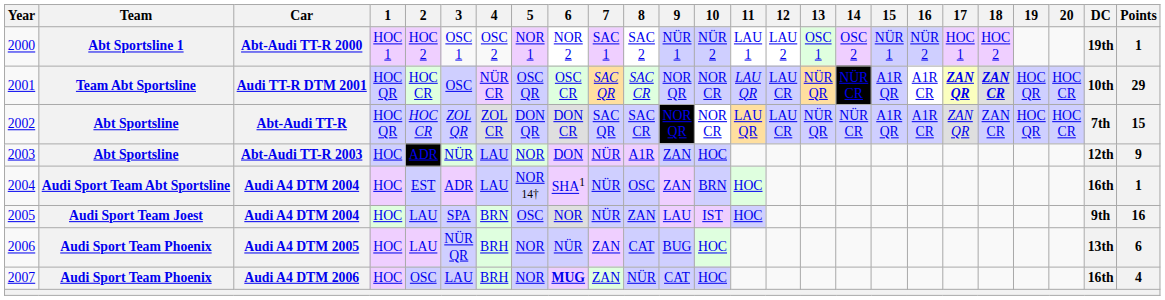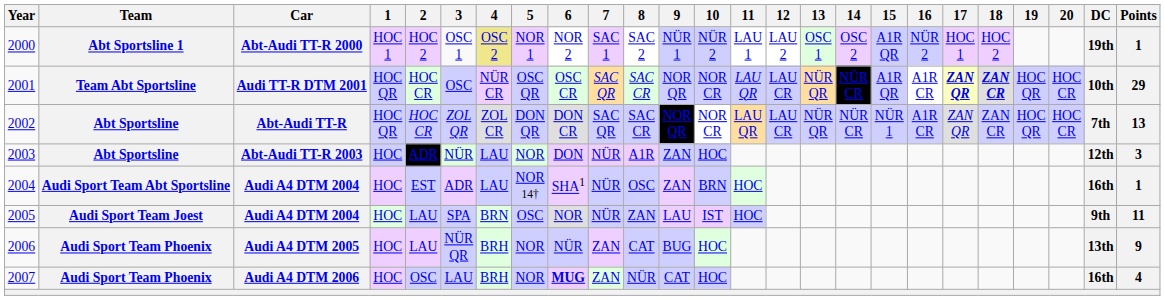(494, 46) no background -> (494, 46) khaki background
(889, 46) NÜR 1 -> (889, 46) A1R QR
(889, 123) A1R QR -> (889, 123) NÜR 1
(1138, 123) 15 -> (1138, 123) 13
(1138, 154) 9 -> (1138, 154) 3
(1138, 216) 16 -> (1138, 216) 11
(1138, 246) 6 -> (1138, 246) 9
